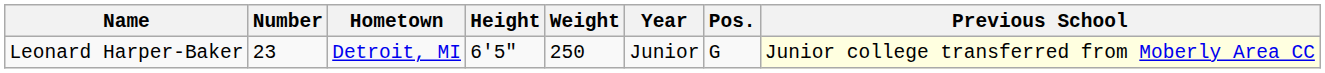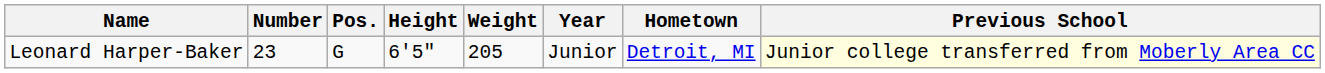columns swapped: (732, 21) <-> (397, 21)
(567, 52) 250 -> (485, 52) 205
